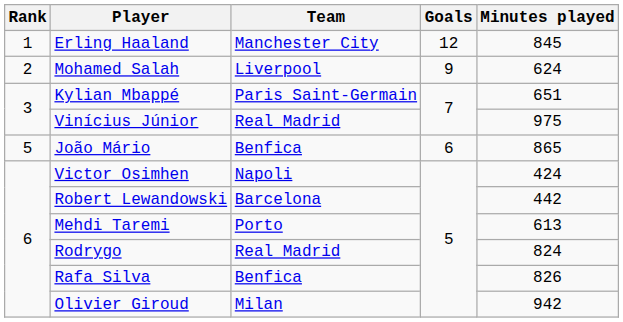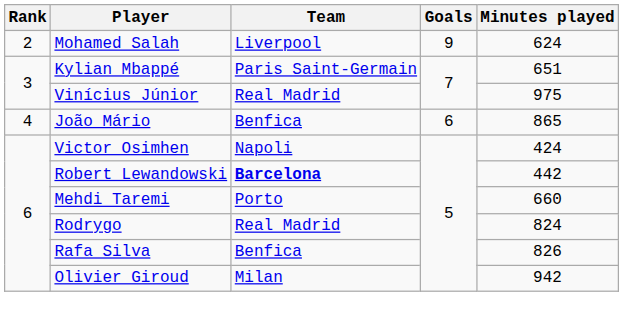- row: (122, 44)
(28, 148) 5 -> (28, 122) 4
(278, 200) normal -> (278, 174) bold
(547, 226) 613 -> (547, 200) 660
